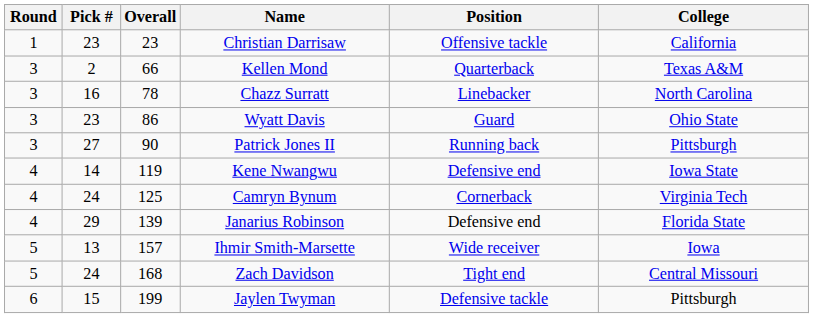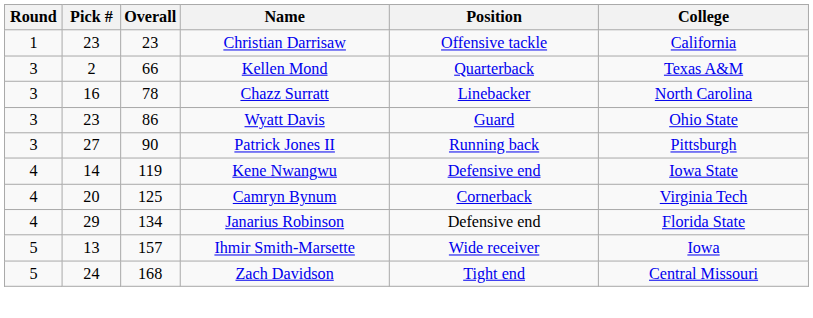(91, 196) 24 -> (91, 196) 20
(150, 222) 139 -> (150, 222) 134
- row: (285, 299)
